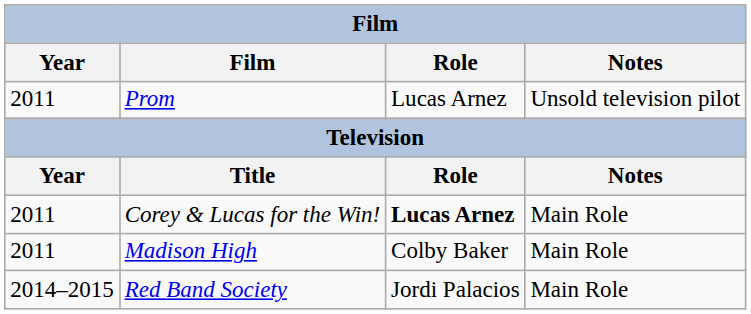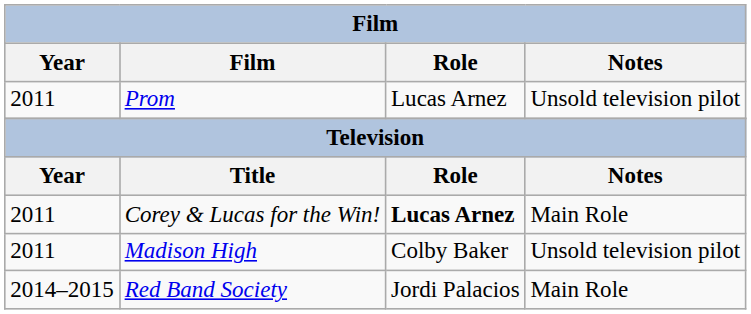(579, 251) Main Role -> (635, 251) Unsold television pilot
